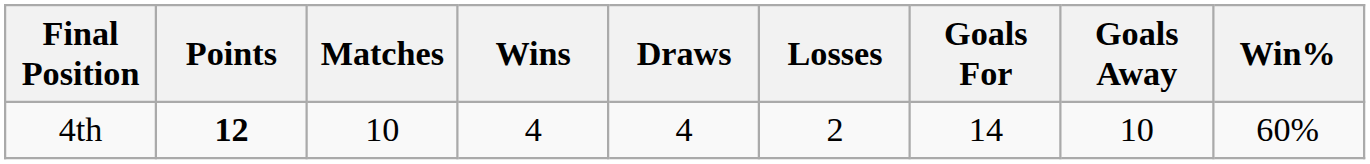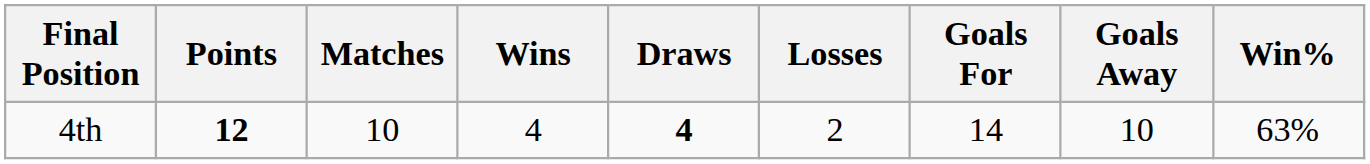(684, 129) normal -> (684, 129) bold
(1288, 129) 60% -> (1288, 129) 63%
